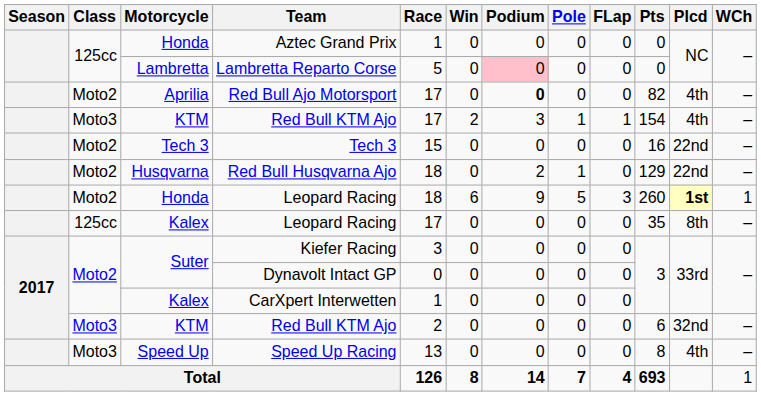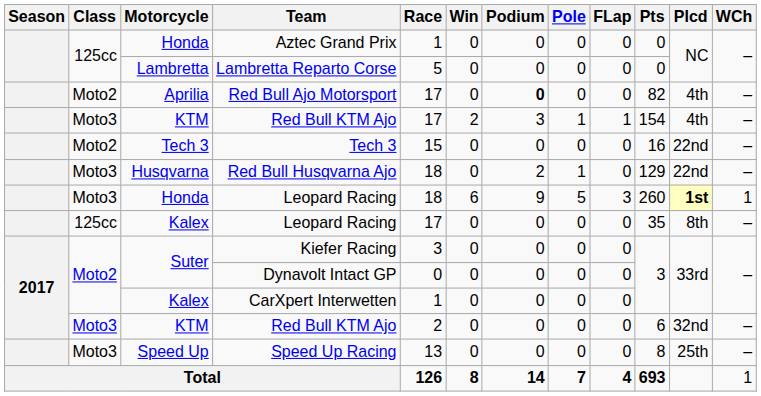(540, 68) pink background -> (540, 68) no background
(95, 171) Moto2 -> (95, 171) Moto3
(95, 197) Moto2 -> (95, 197) Moto3
(697, 351) 4th -> (693, 351) 25th
